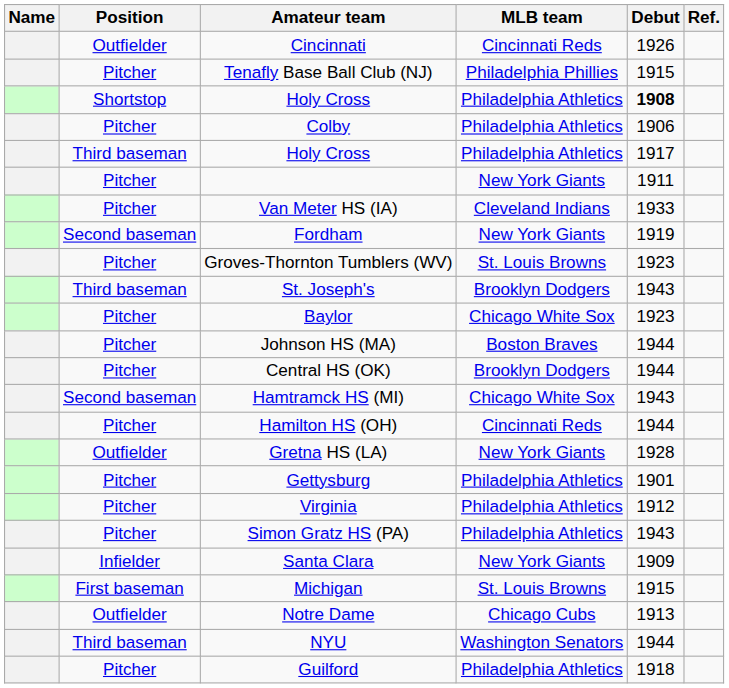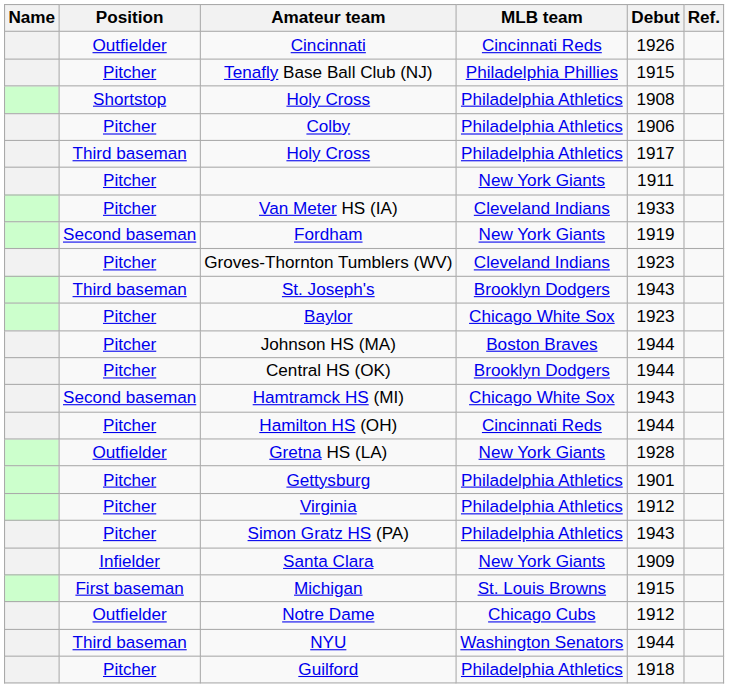(656, 99) bold -> (656, 99) normal
(542, 262) St. Louis Browns -> (542, 262) Cleveland Indians
(656, 615) 1913 -> (656, 615) 1912
